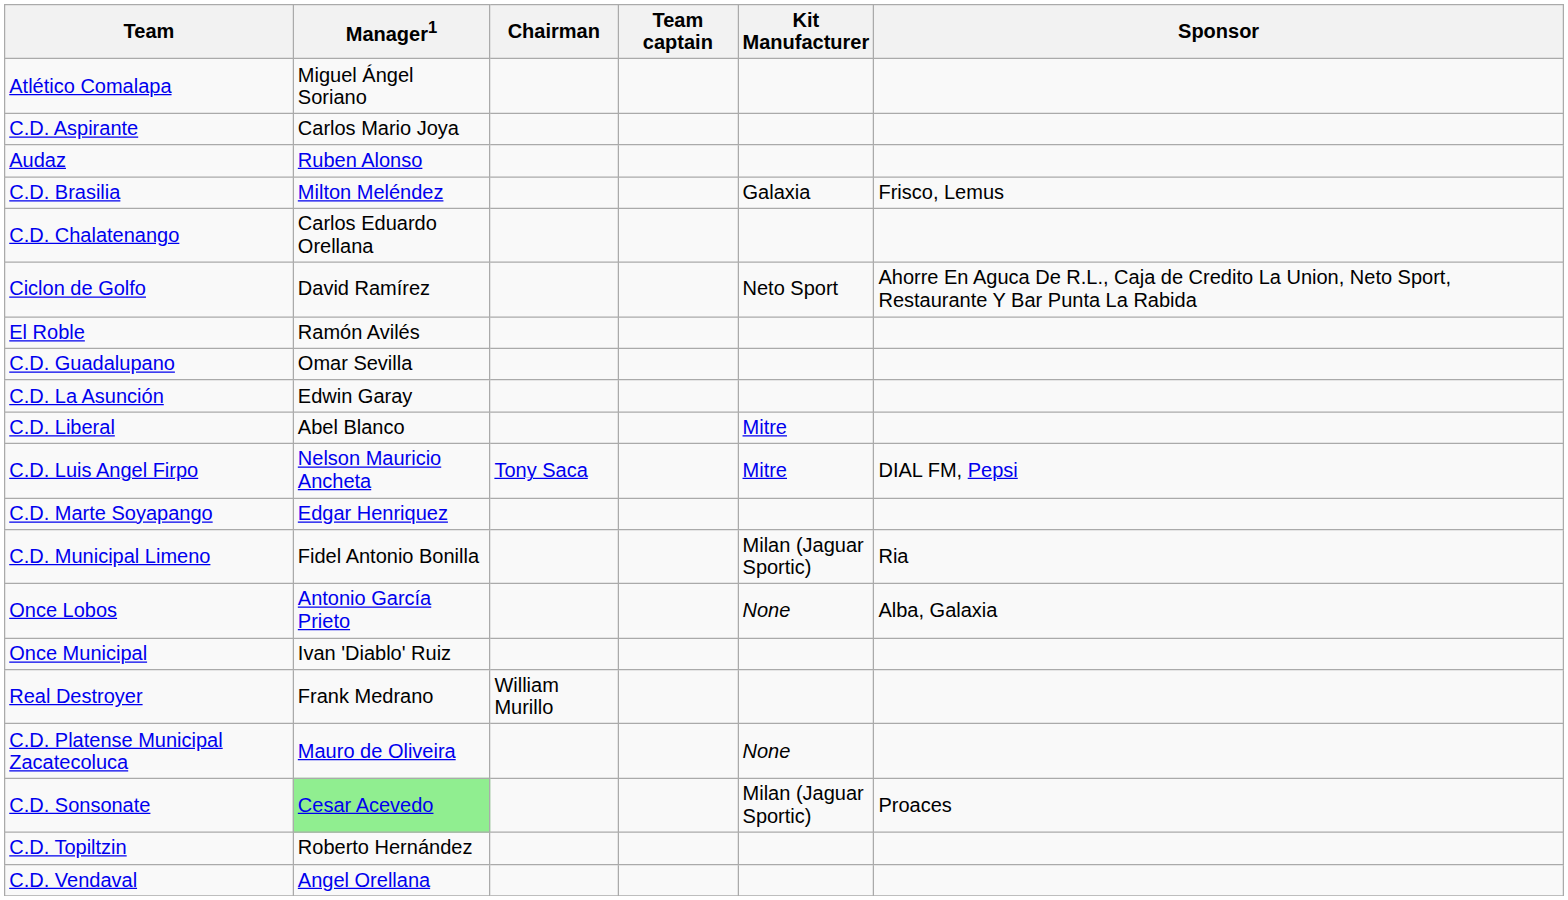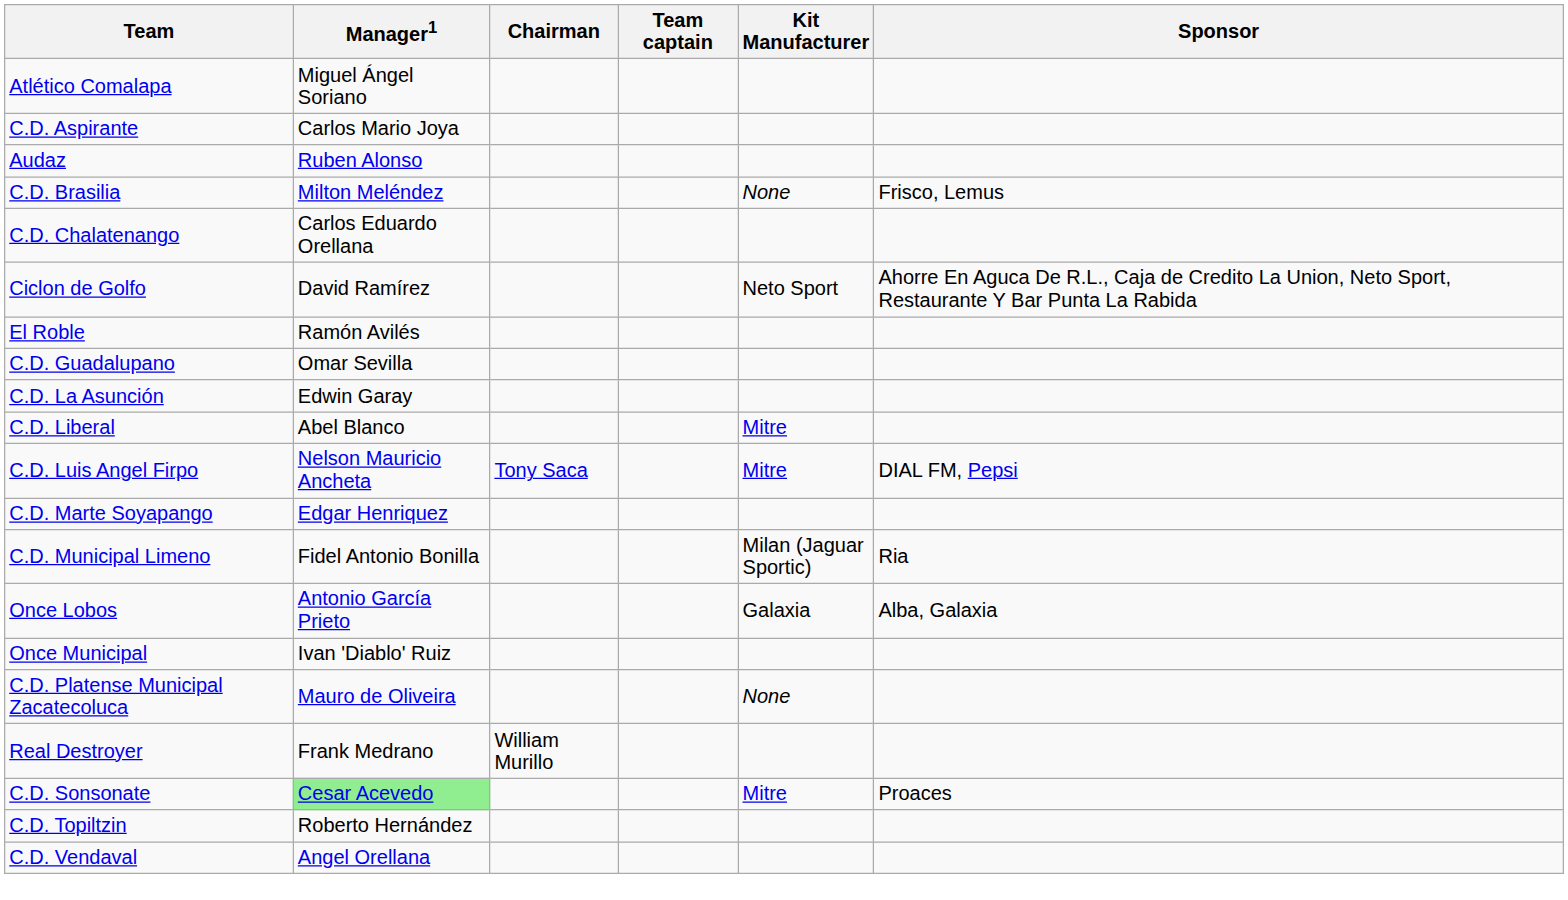(776, 192) Galaxia -> (766, 192) None
(766, 610) None -> (776, 610) Galaxia
rows swapped: (116, 750) <-> (76, 696)
(803, 805) Milan (Jaguar Sportic) -> (765, 793) Mitre
